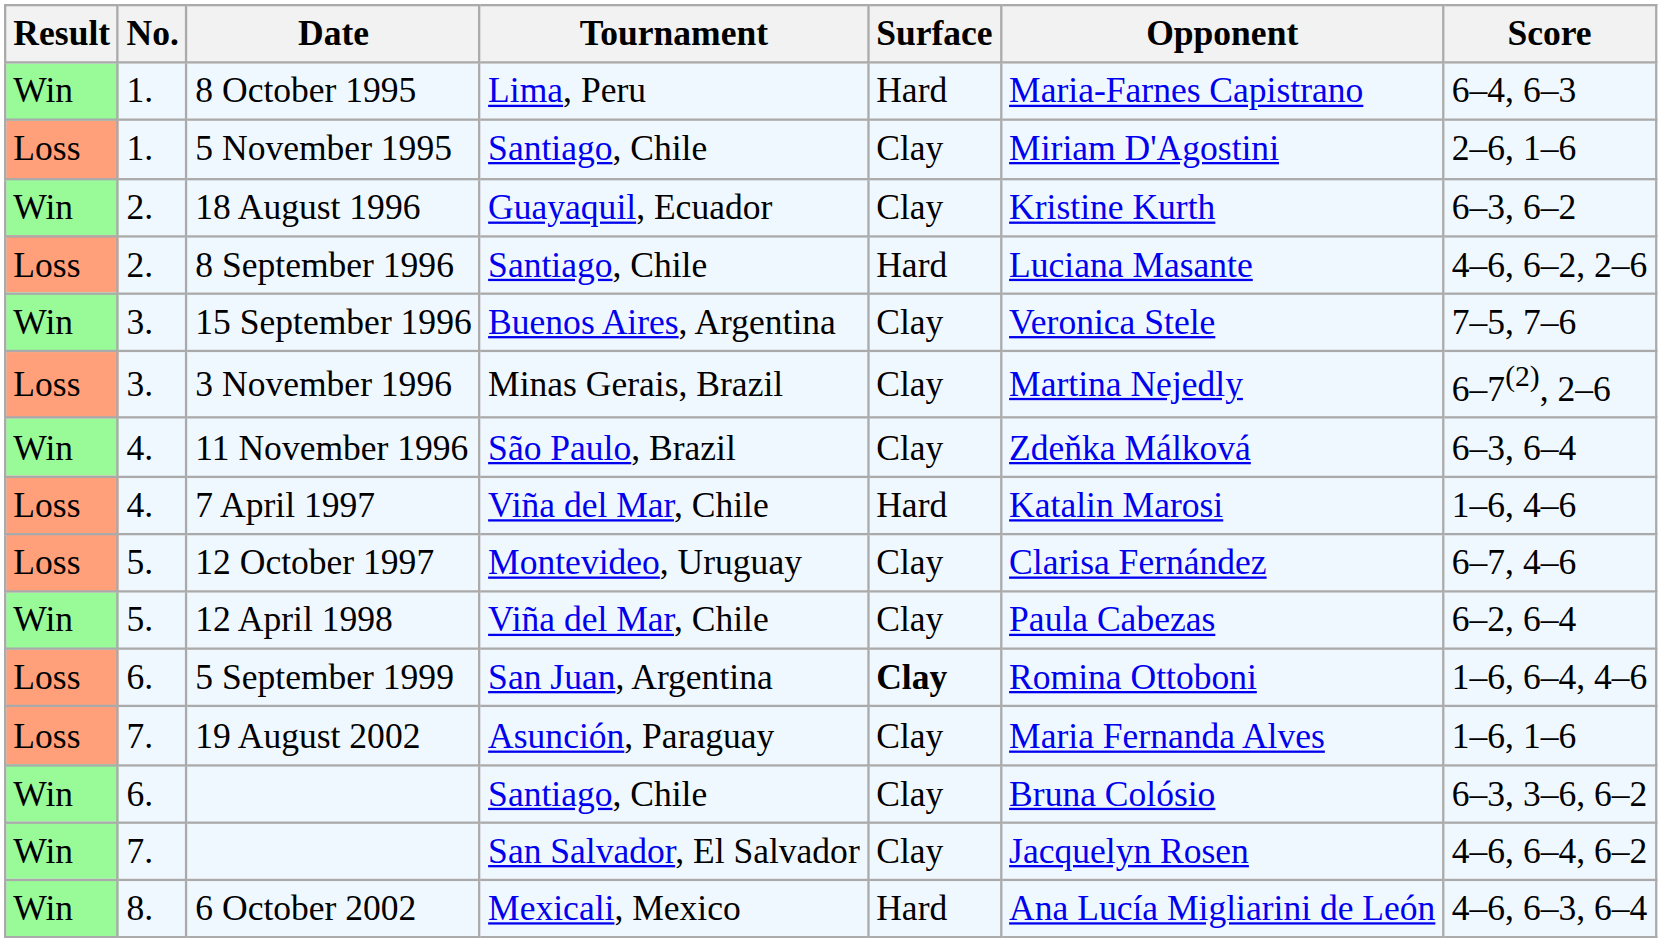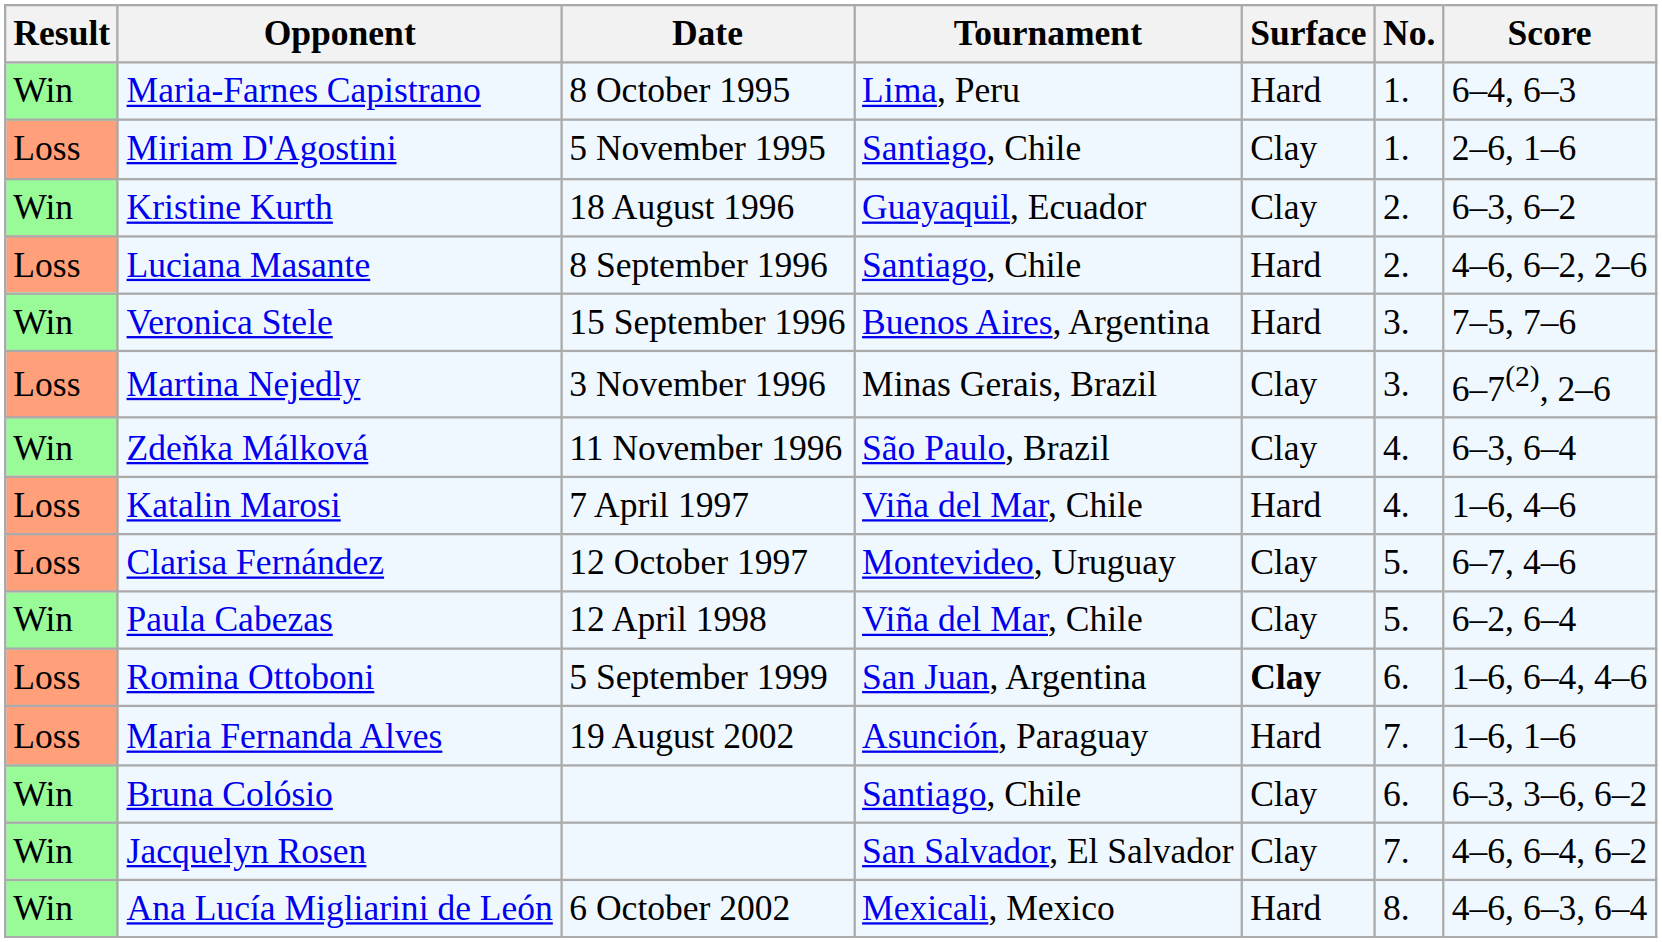columns swapped: (153, 32) <-> (1222, 32)
(910, 321) Clay -> (1286, 321) Hard
(910, 734) Clay -> (1286, 734) Hard
